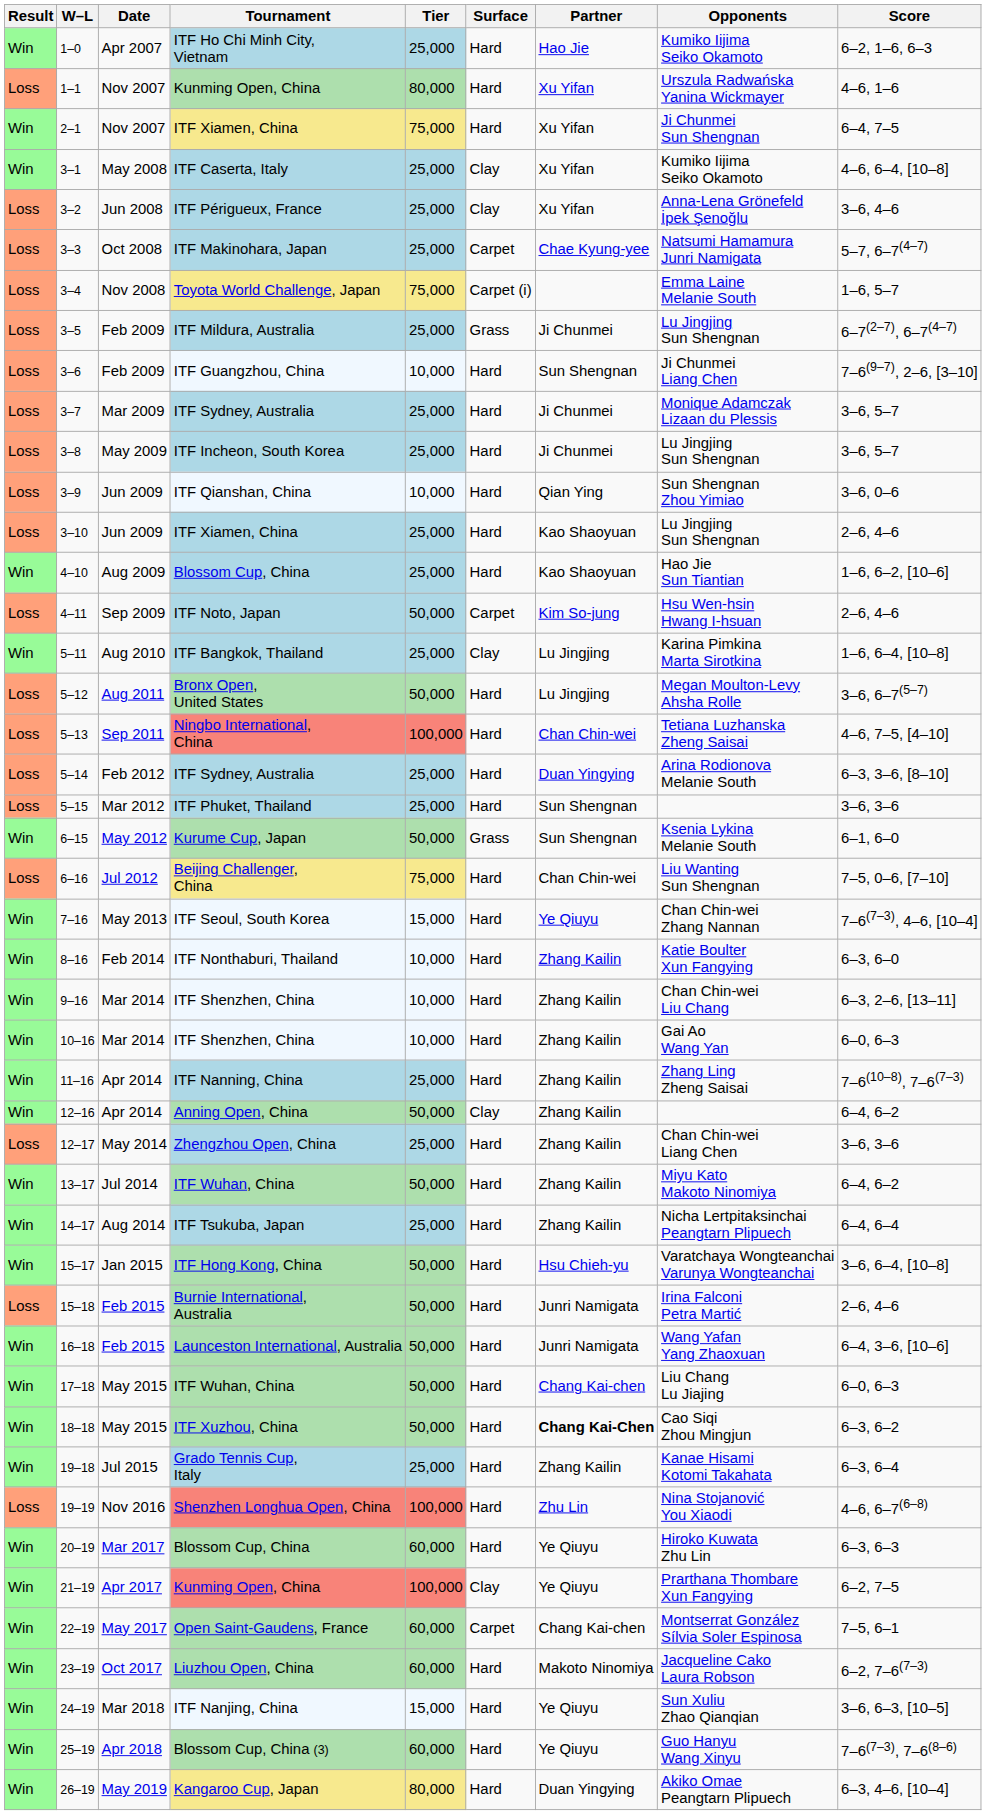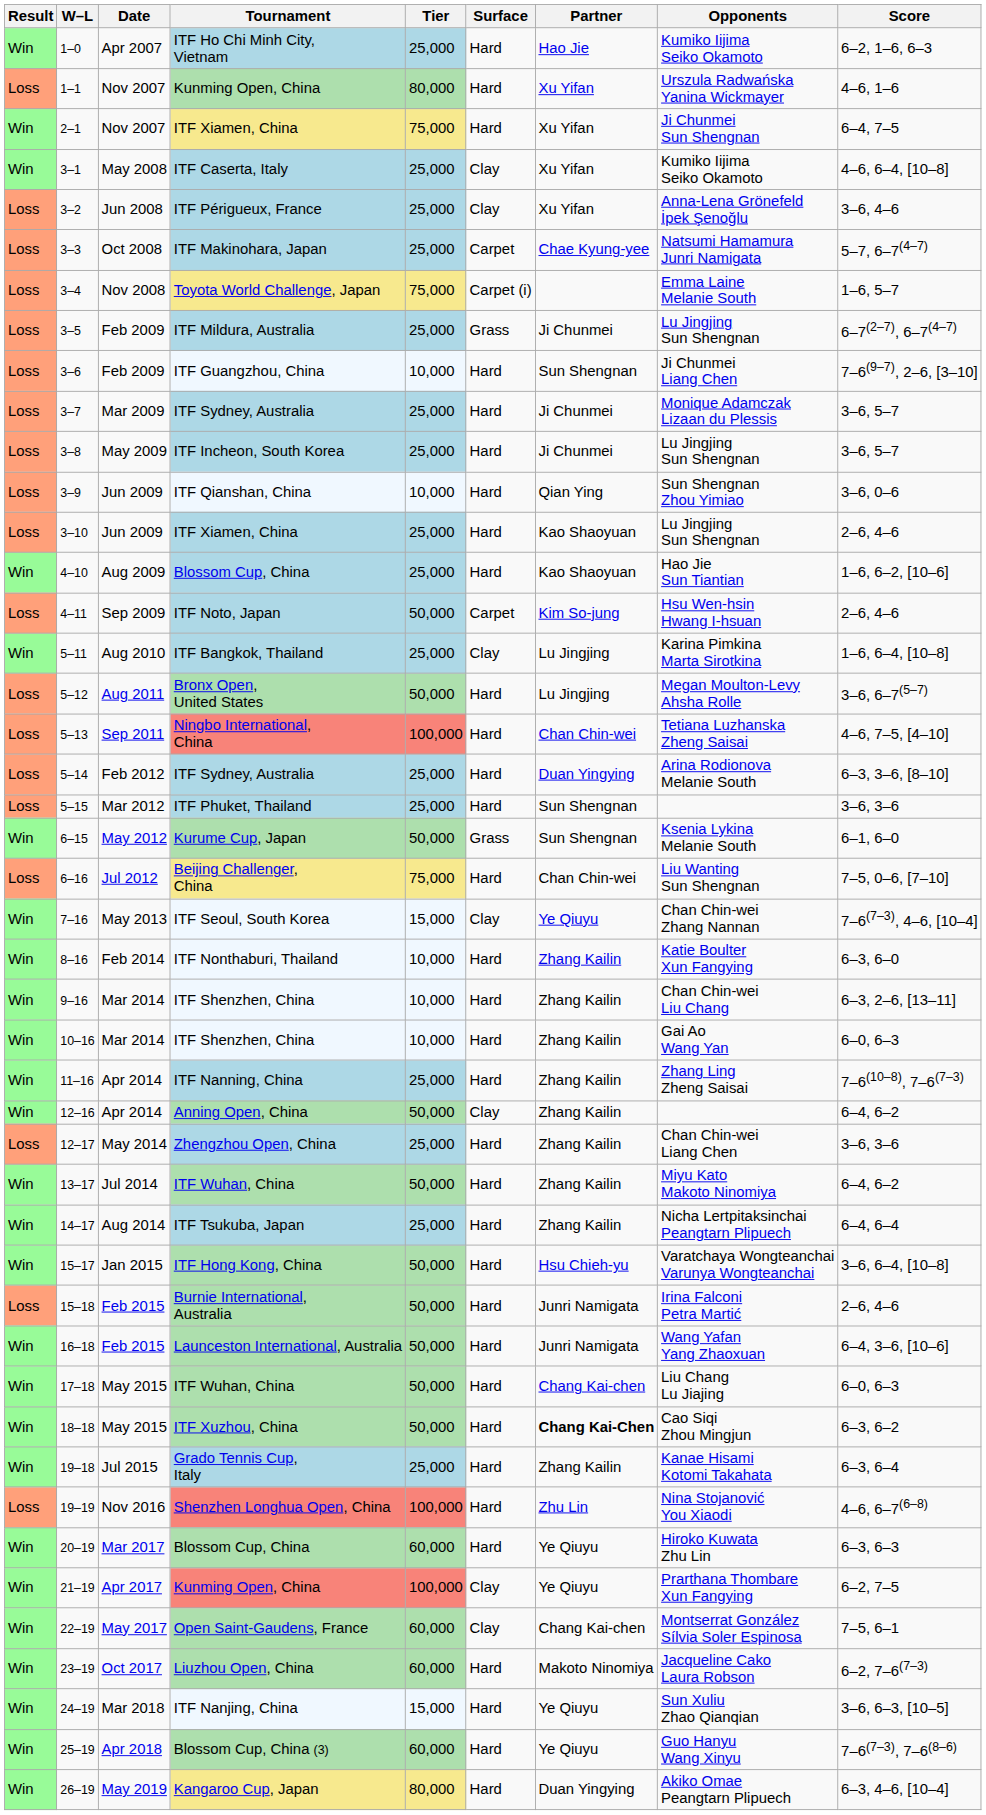(486, 918) Hard -> (484, 918) Clay
(492, 1628) Carpet -> (484, 1628) Clay
